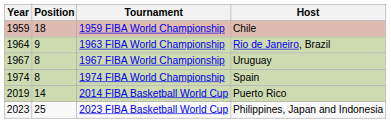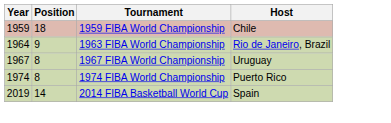(246, 77) Spain -> (260, 77) Puerto Rico
(260, 93) Puerto Rico -> (246, 93) Spain
- row: (154, 110)
